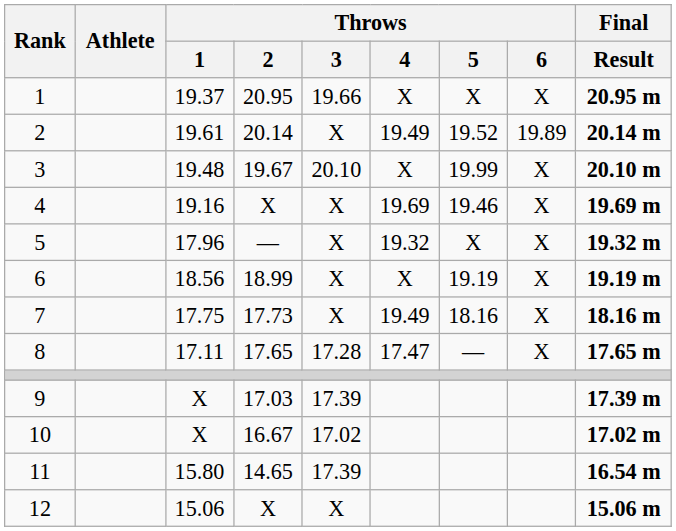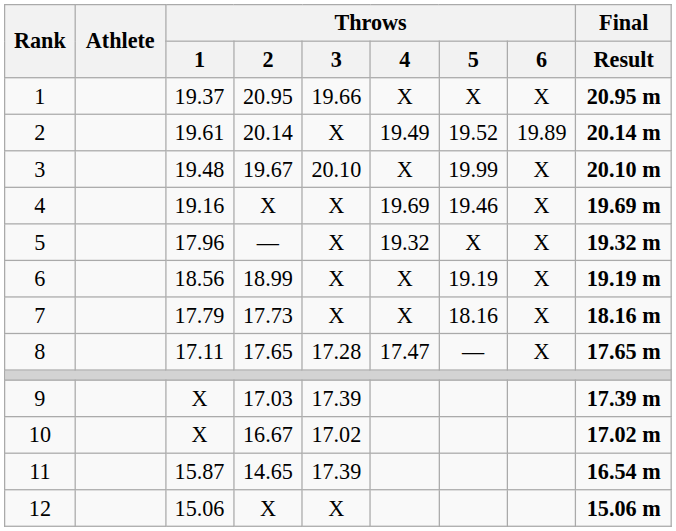(200, 315) 17.75 -> (200, 315) 17.79
(405, 315) 19.49 -> (405, 315) X
(200, 471) 15.80 -> (200, 471) 15.87
